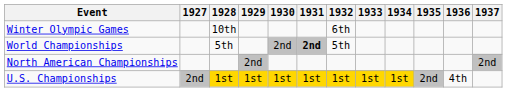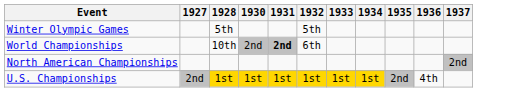- column: (253, 13)
(224, 29) 10th -> (224, 29) 5th
(341, 29) 6th -> (312, 29) 5th
(224, 46) 5th -> (224, 46) 10th
(341, 46) 5th -> (312, 46) 6th
